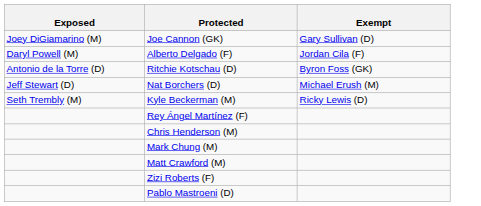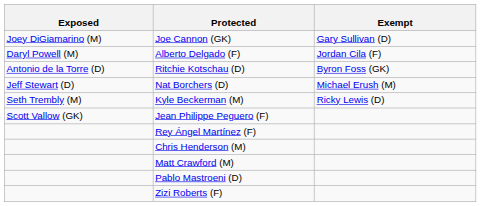+ row: (212, 116)
- row: (182, 147)
rows swapped: (190, 193) <-> (181, 178)
